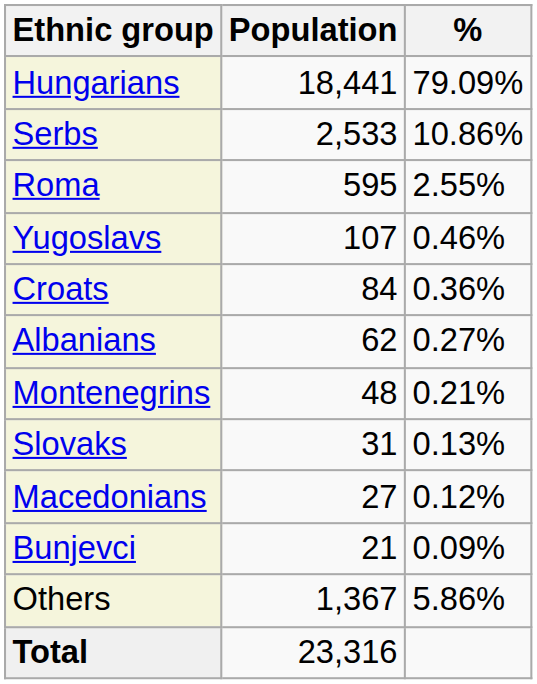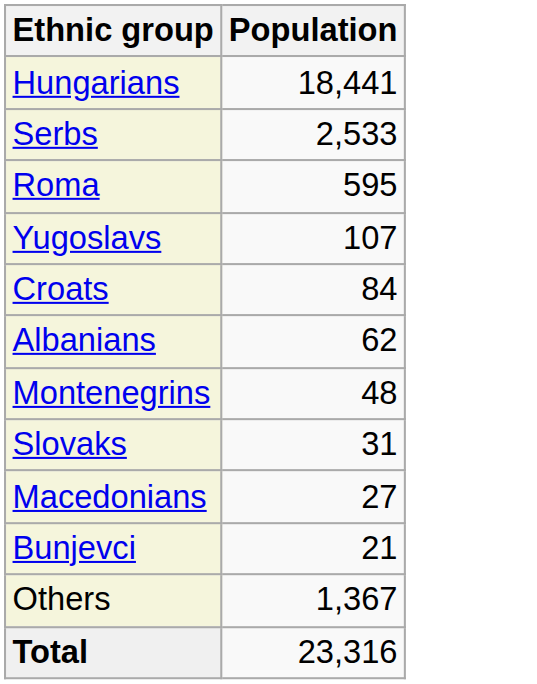- column: (468, 30)
